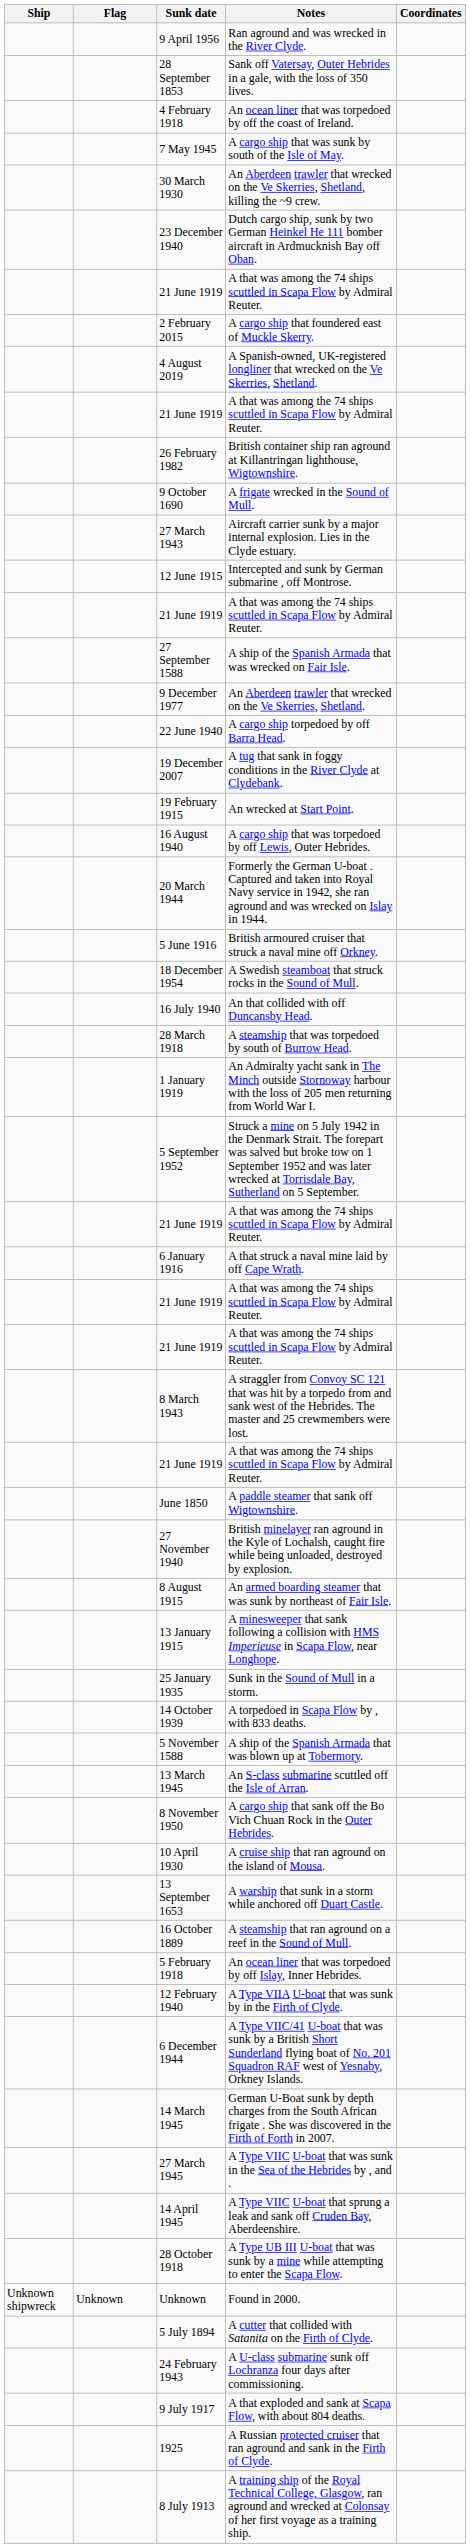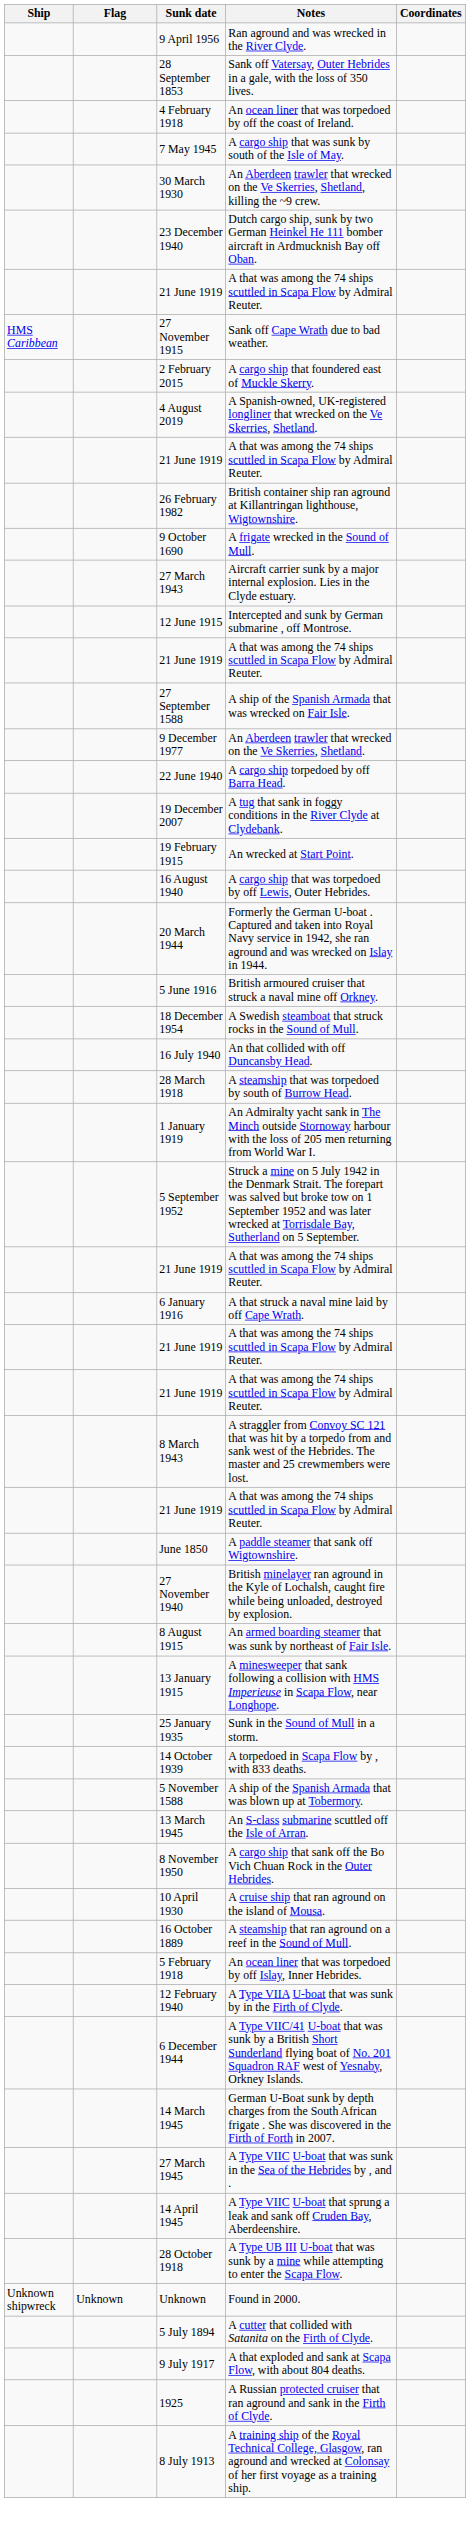+ row: (184, 337)
- row: (185, 1897)
- row: (188, 2370)
